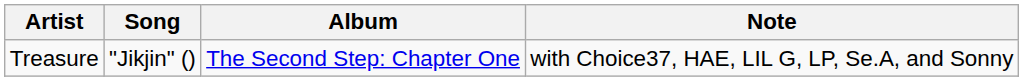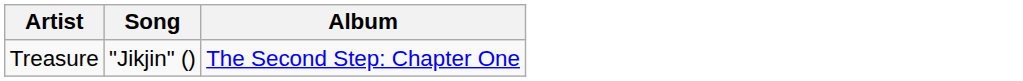- column: (772, 22)
